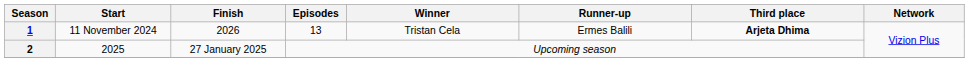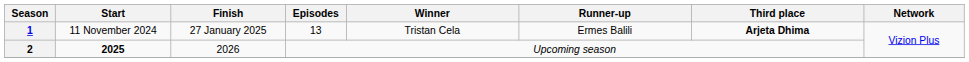(228, 31) 2026 -> (228, 31) 27 January 2025
(113, 49) normal -> (113, 49) bold
(228, 49) 27 January 2025 -> (228, 49) 2026
